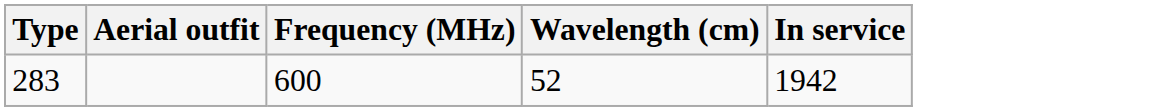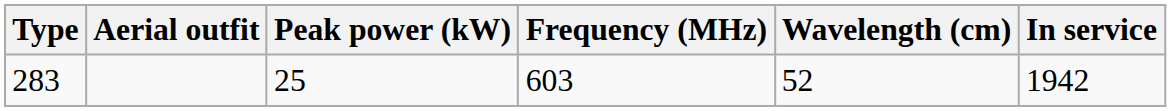+ column: (393, 29)
(298, 79) 600 -> (549, 79) 603
